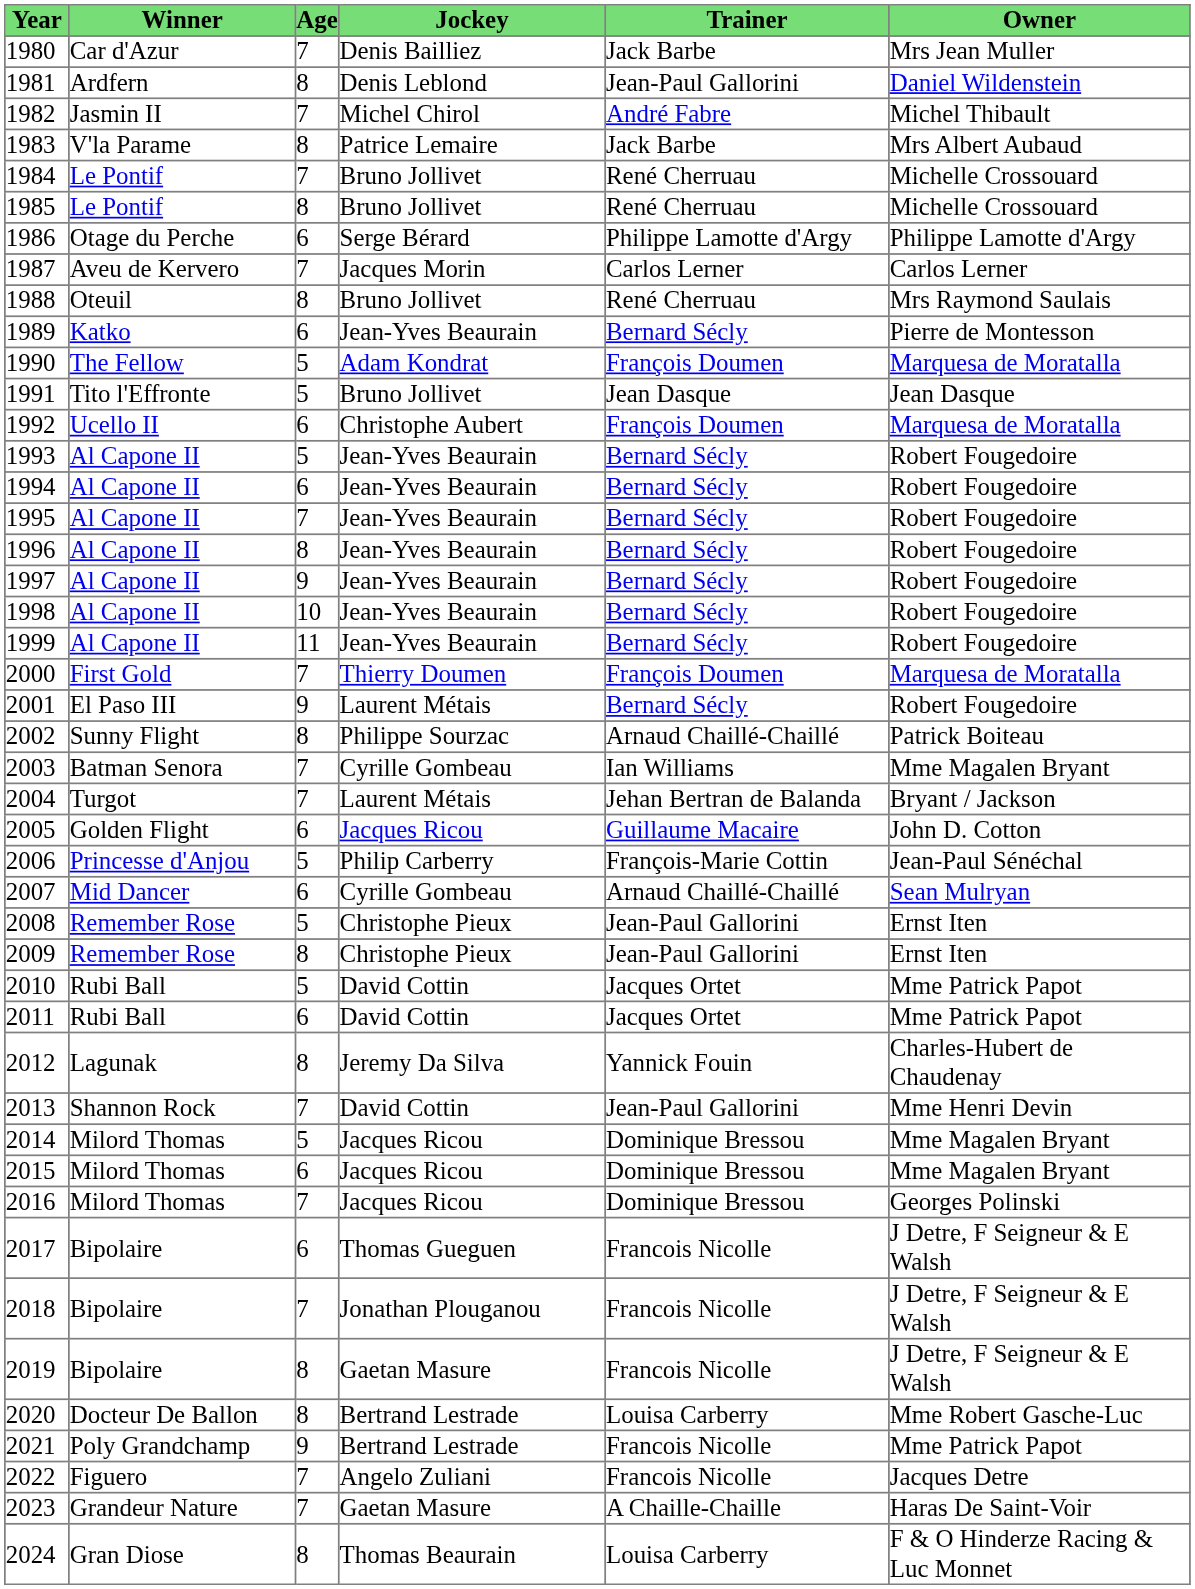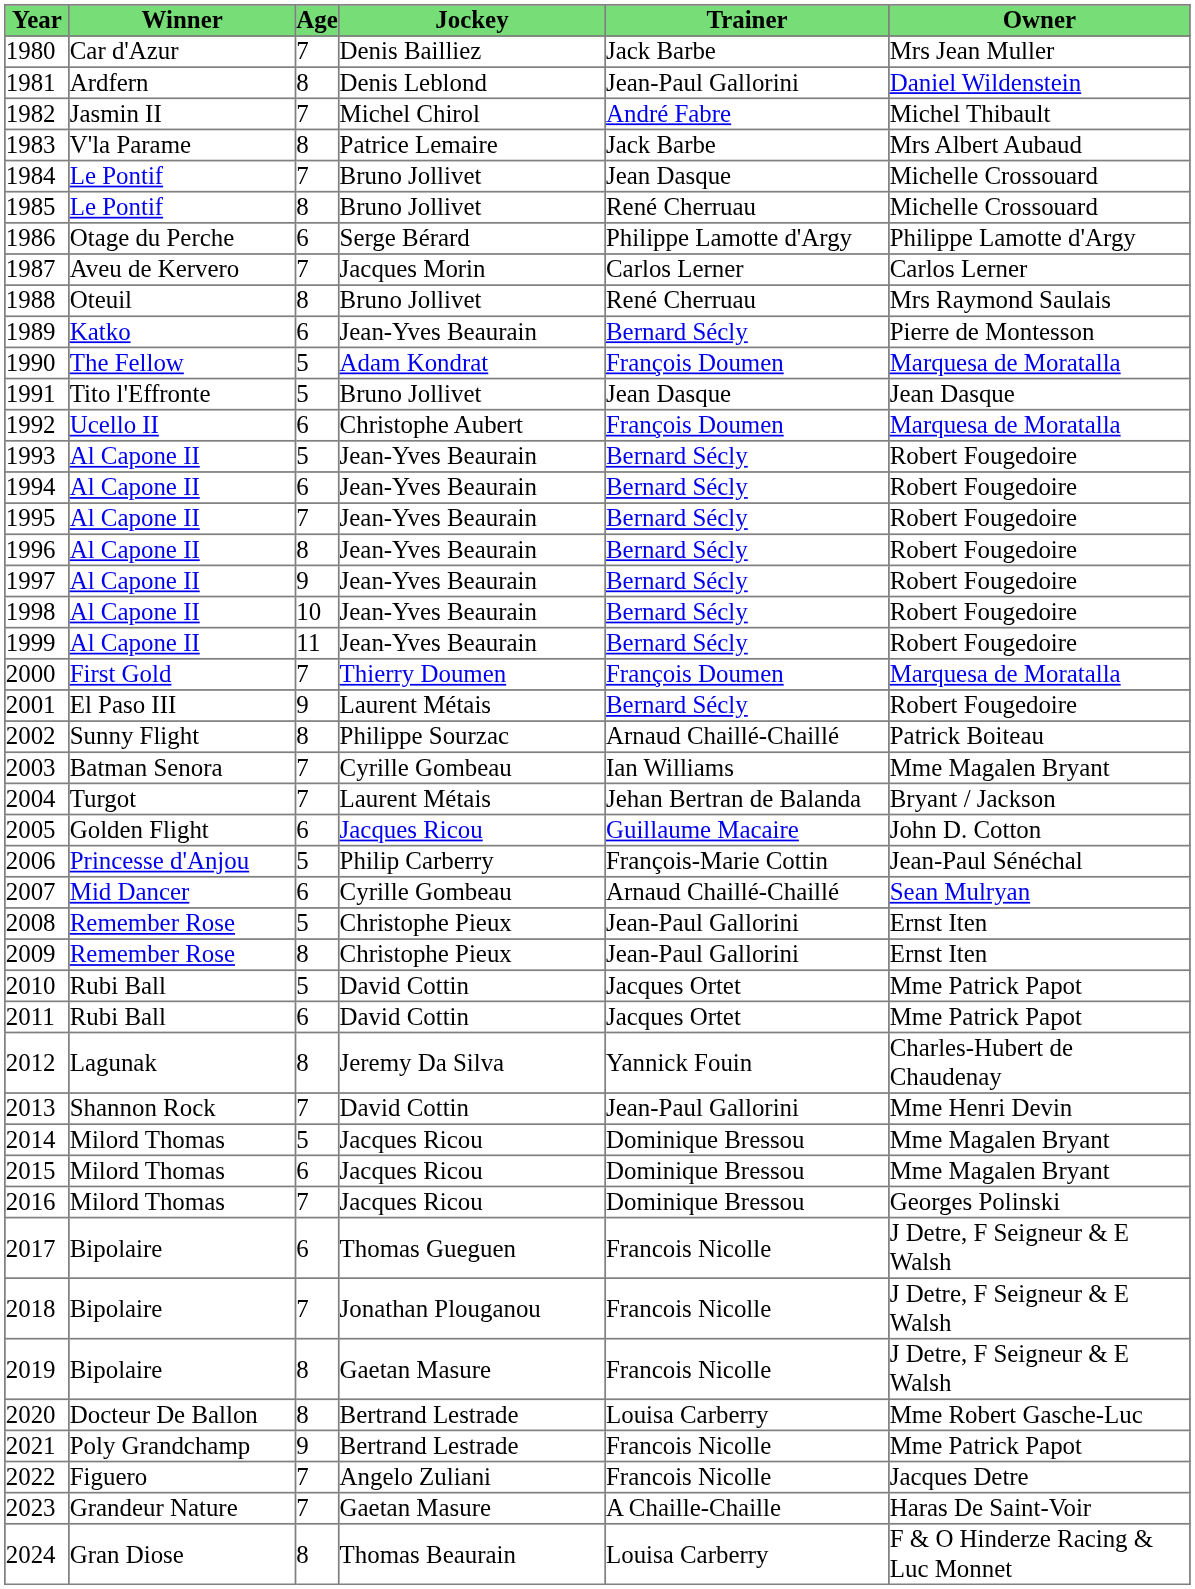(681, 175) René Cherruau -> (669, 175) Jean Dasque
